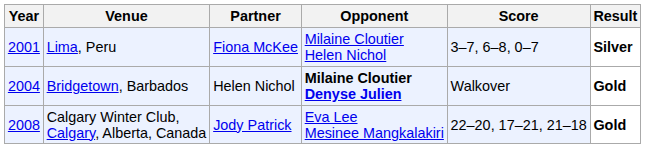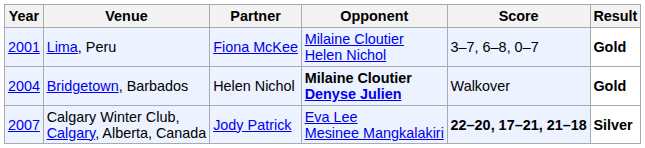(613, 47) Silver -> (610, 47) Gold
(24, 125) 2008 -> (24, 125) 2007
(519, 125) normal -> (519, 125) bold
(610, 125) Gold -> (613, 125) Silver
